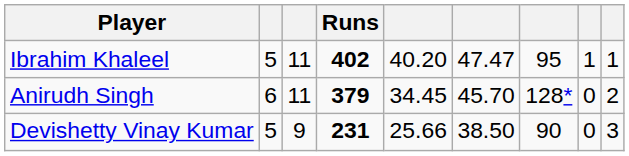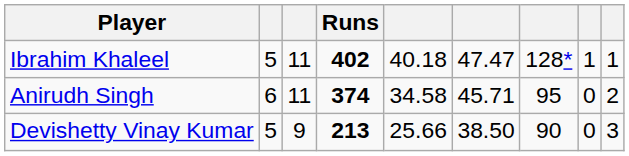(418, 58) 40.20 -> (418, 58) 40.18
(549, 58) 95 -> (549, 58) 128*
(350, 95) 379 -> (350, 95) 374
(418, 95) 34.45 -> (418, 95) 34.58
(486, 95) 45.70 -> (486, 95) 45.71
(549, 95) 128* -> (549, 95) 95
(350, 131) 231 -> (350, 131) 213
